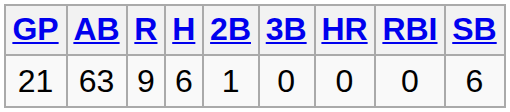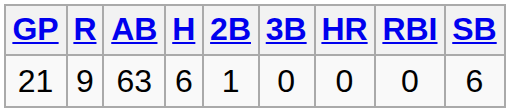columns swapped: (96, 29) <-> (146, 29)
